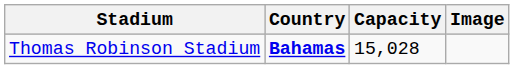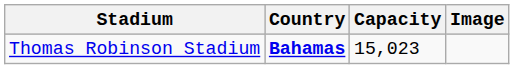(387, 49) 15,028 -> (387, 49) 15,023
